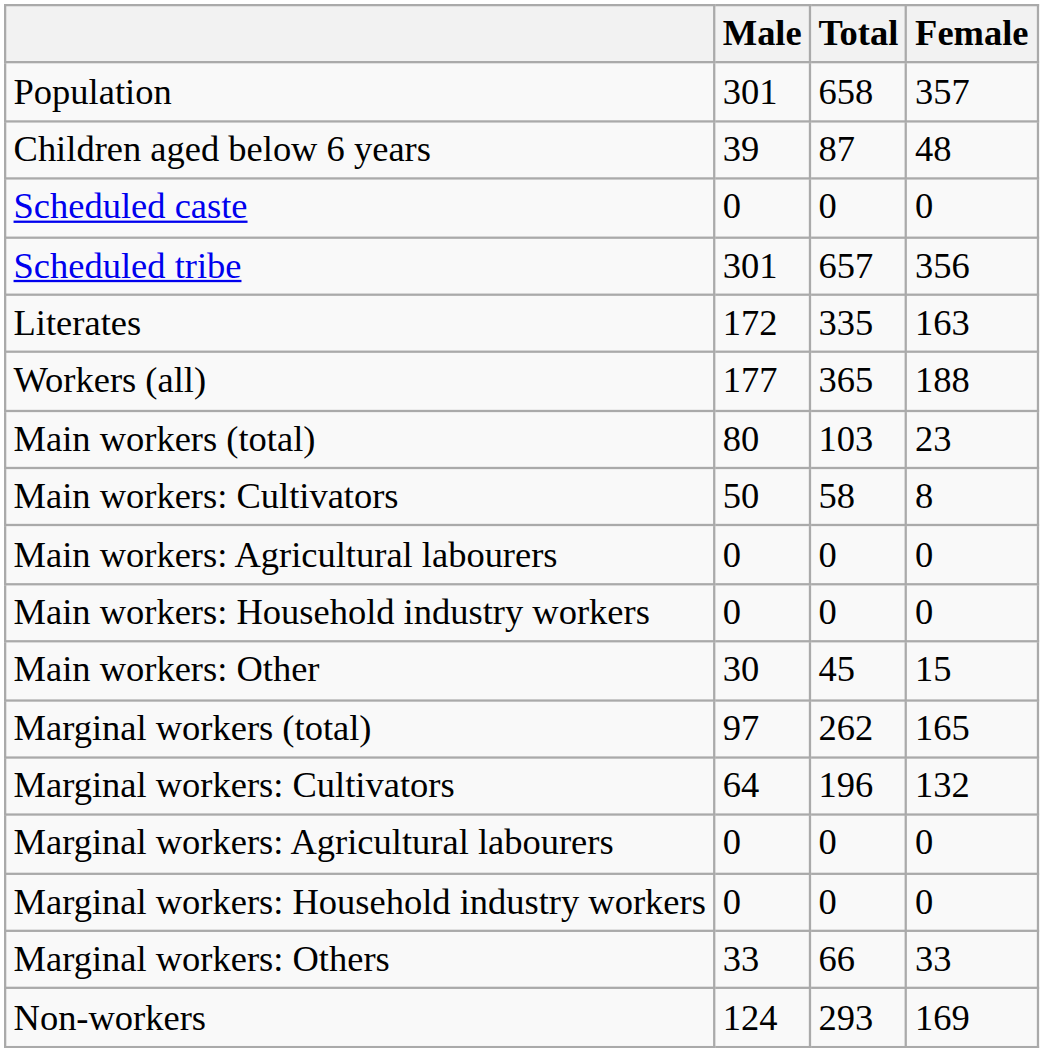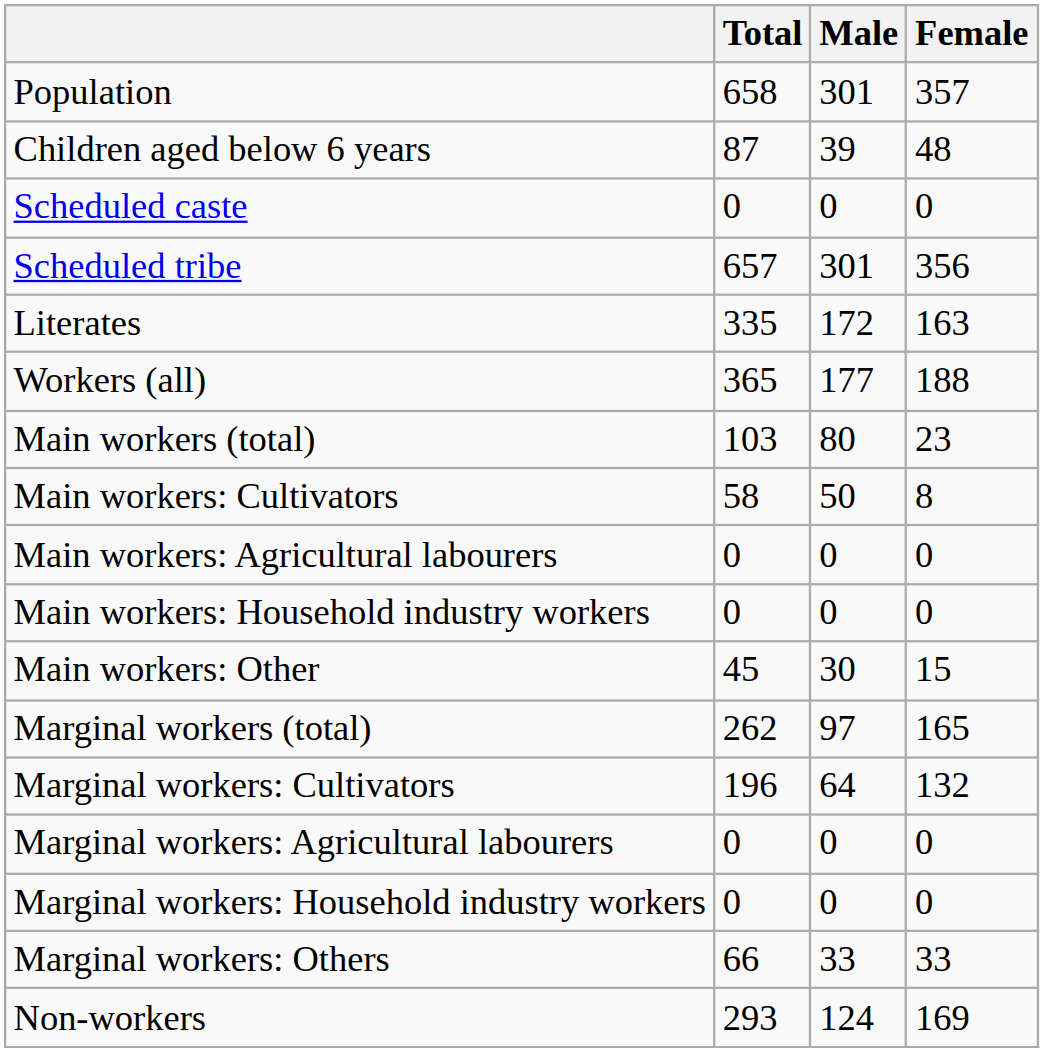columns swapped: (858, 33) <-> (762, 33)
